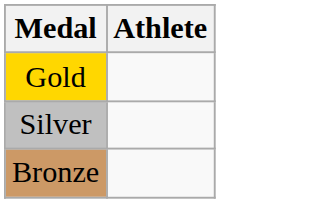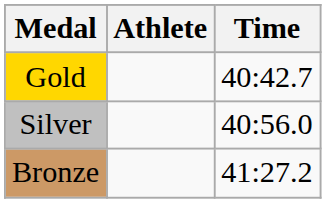+ column: (267, 28)
